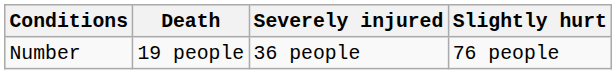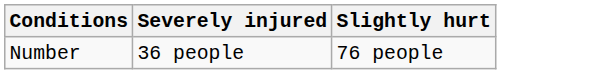- column: (191, 21)
